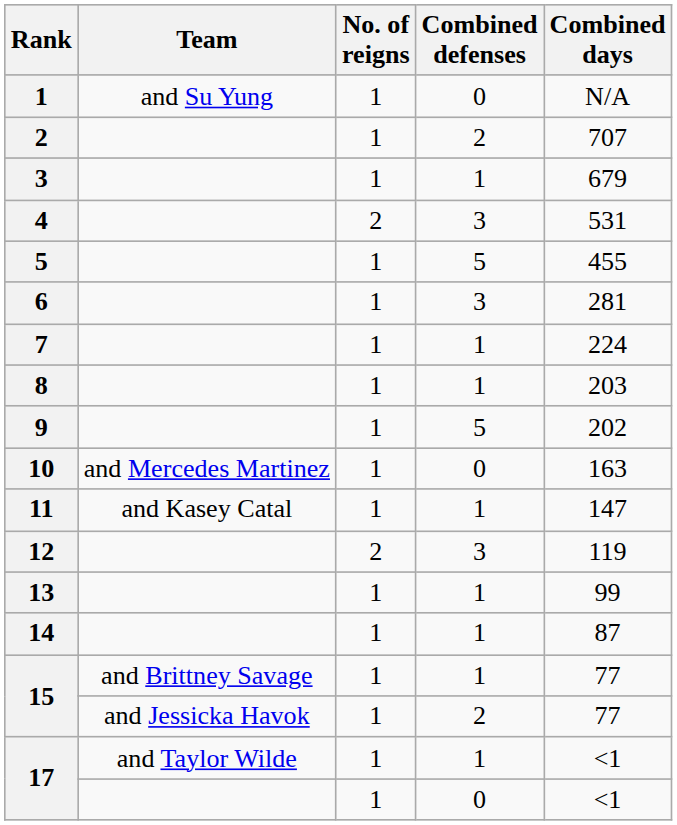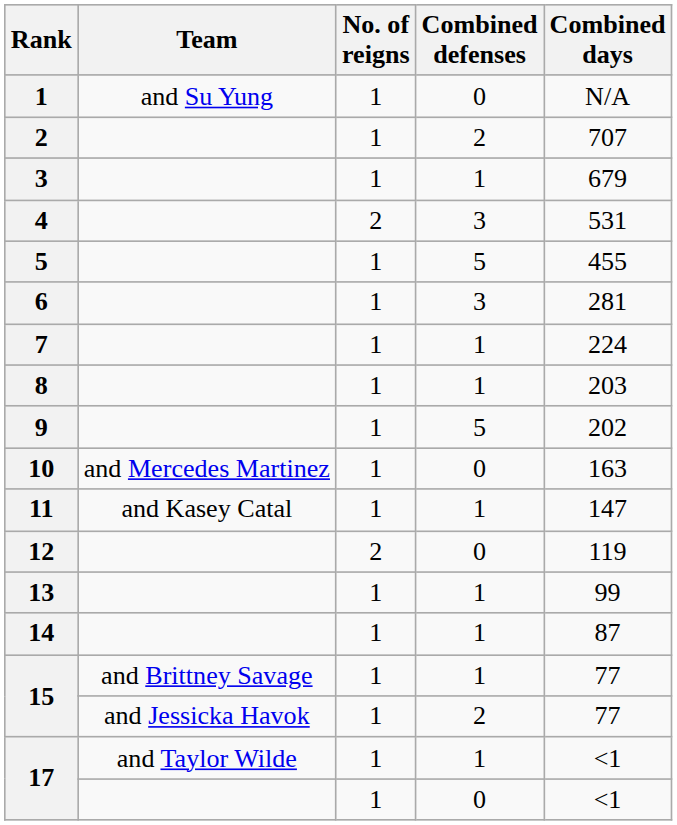(480, 550) 3 -> (480, 550) 0
